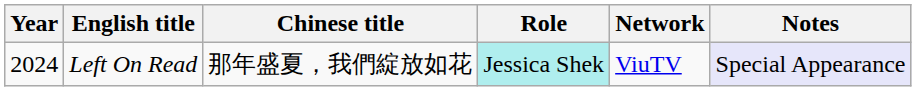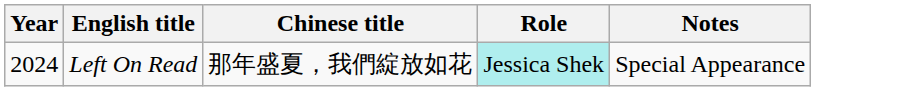- column: (660, 23)
(811, 63) lavender background -> (710, 63) no background
